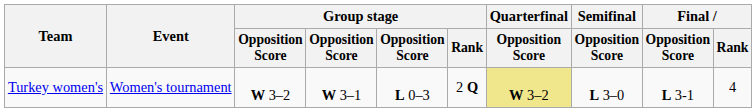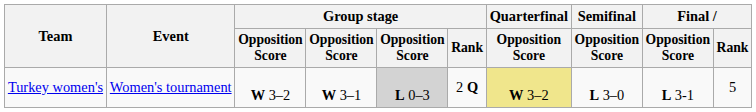(412, 95) no background -> (412, 95) lightgrey background
(733, 87) 4 -> (733, 87) 5
